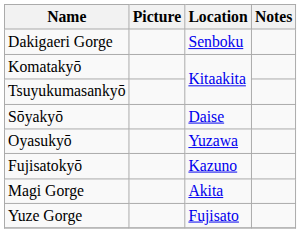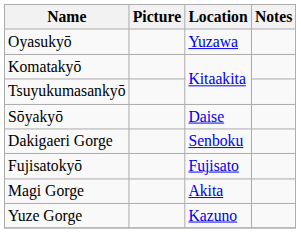rows swapped: (40, 141) <-> (60, 41)
(213, 166) Kazuno -> (214, 166) Fujisato
(214, 215) Fujisato -> (213, 215) Kazuno
